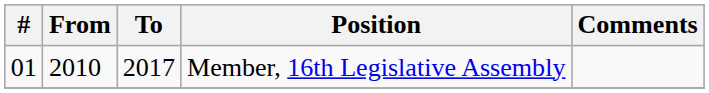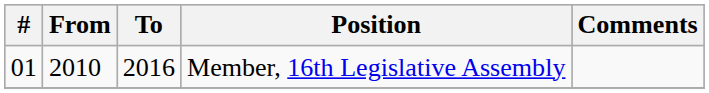(149, 66) 2017 -> (149, 66) 2016
